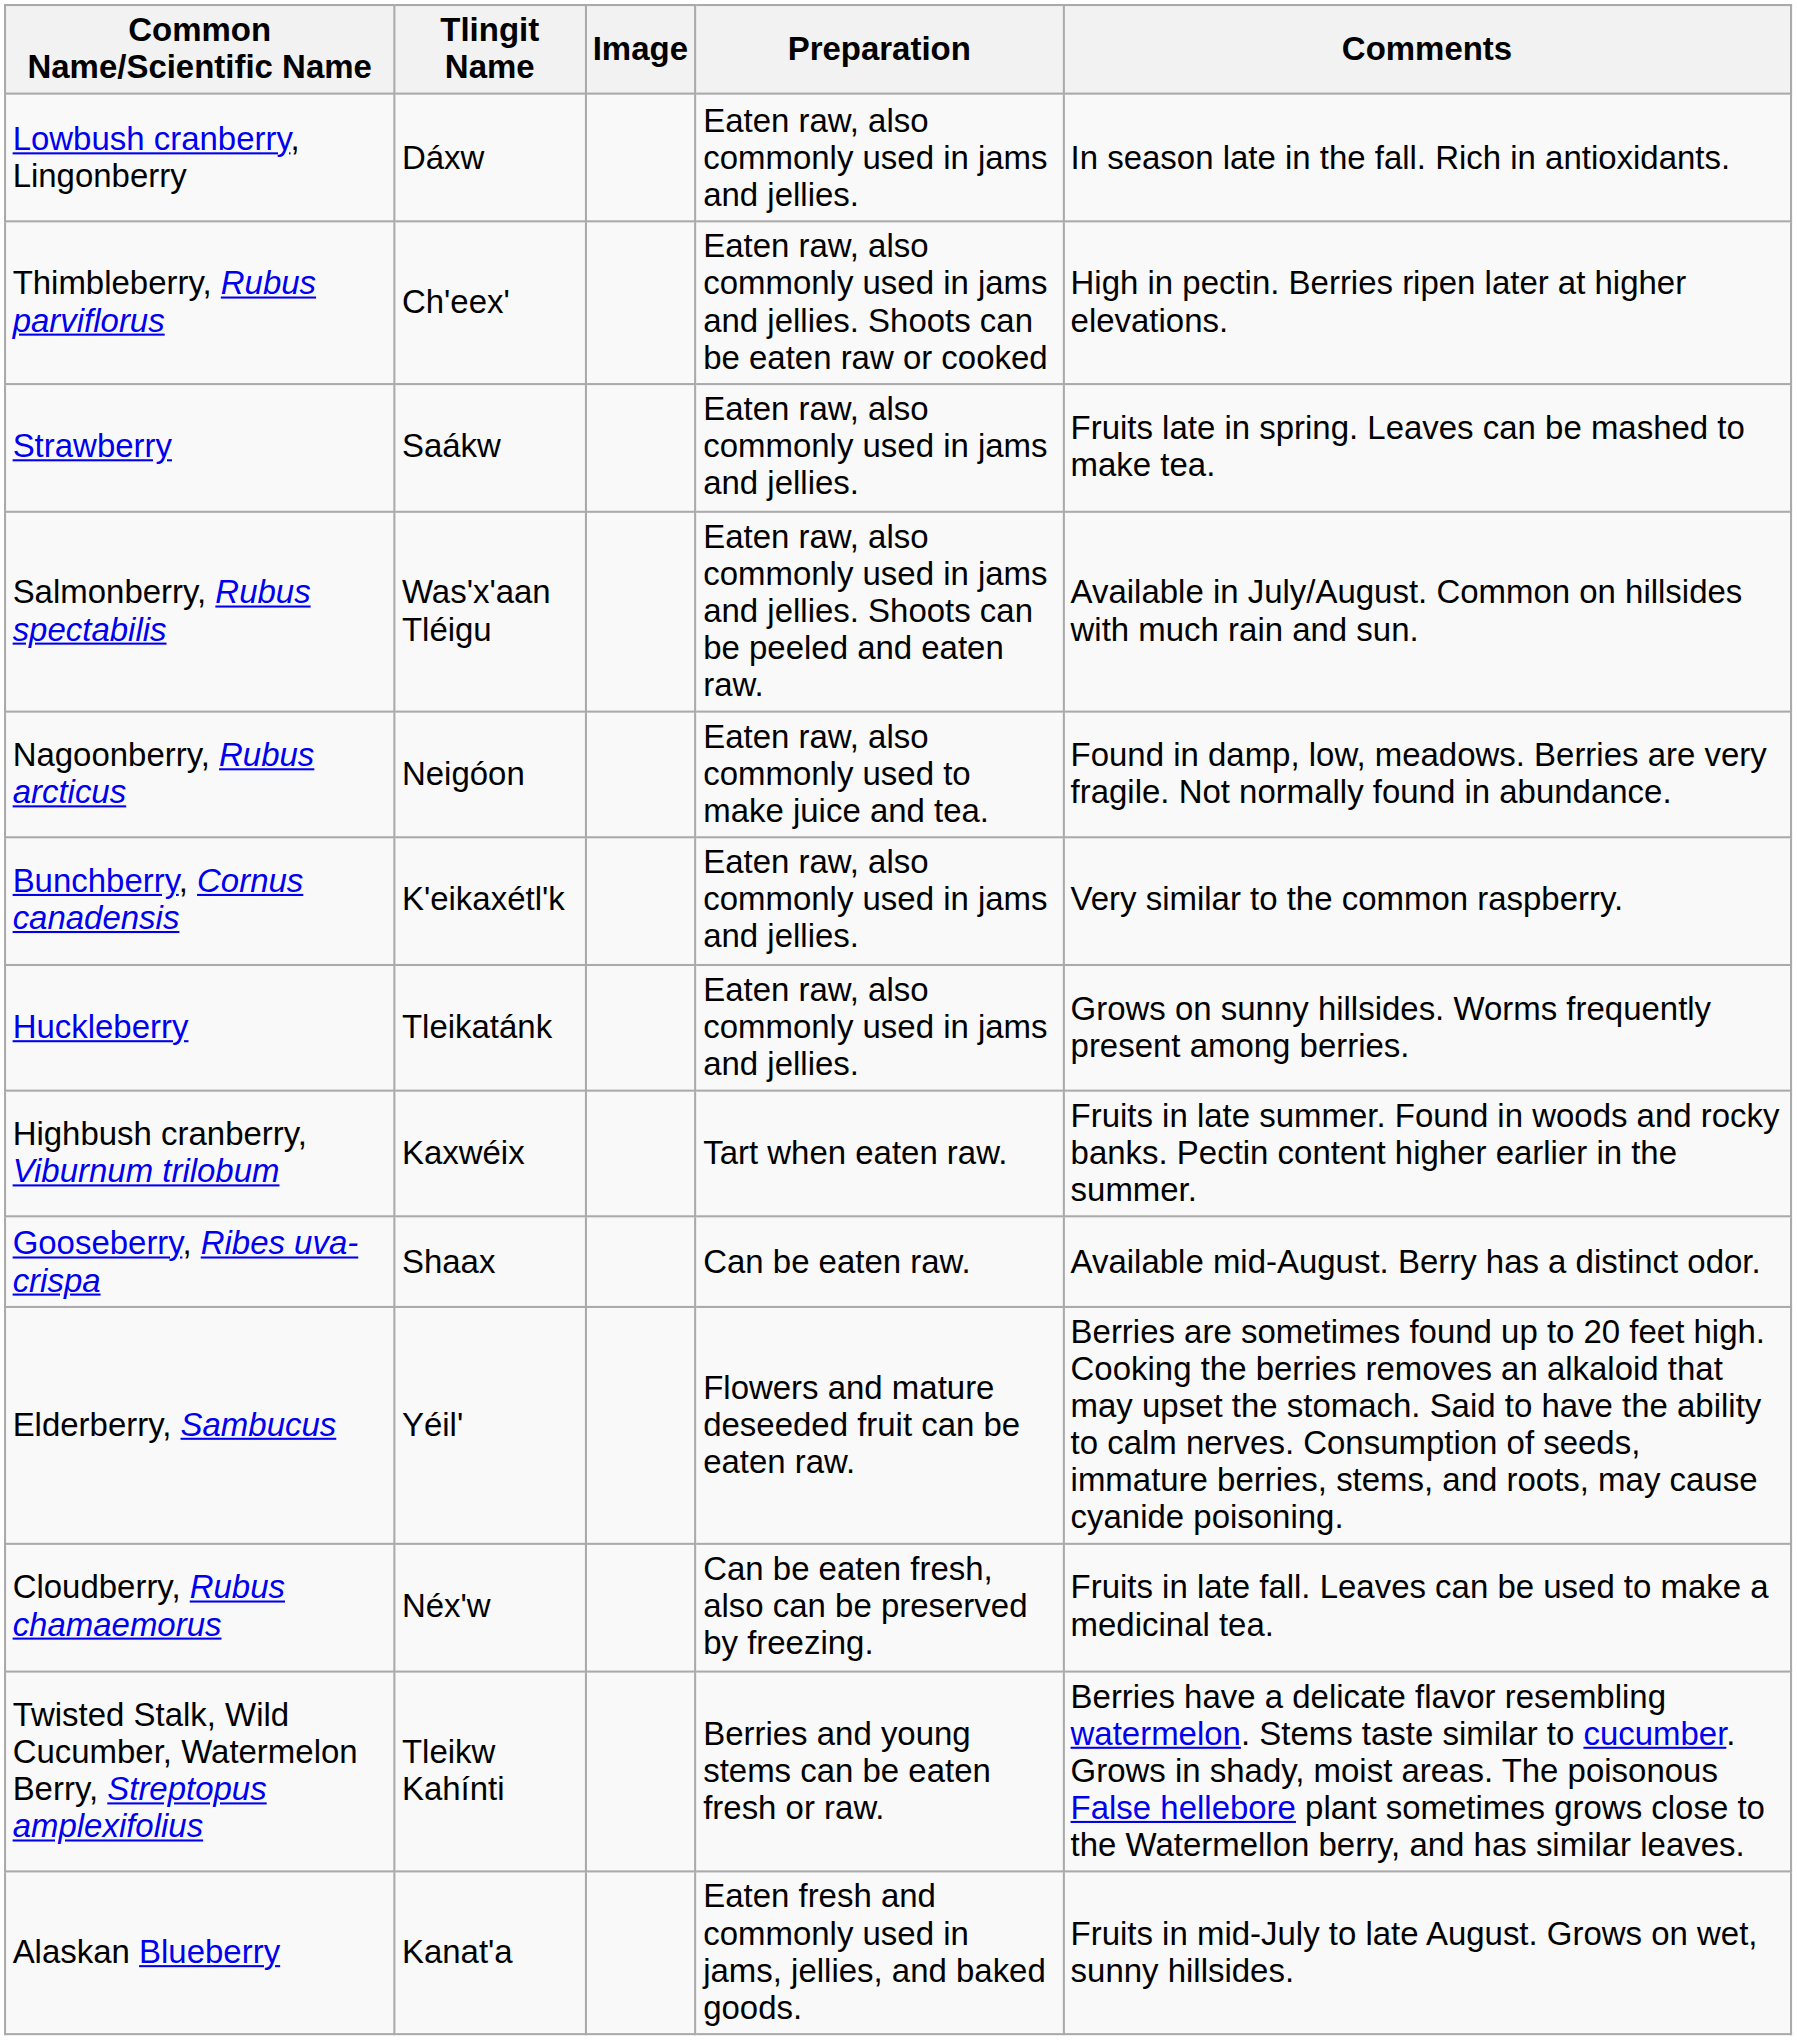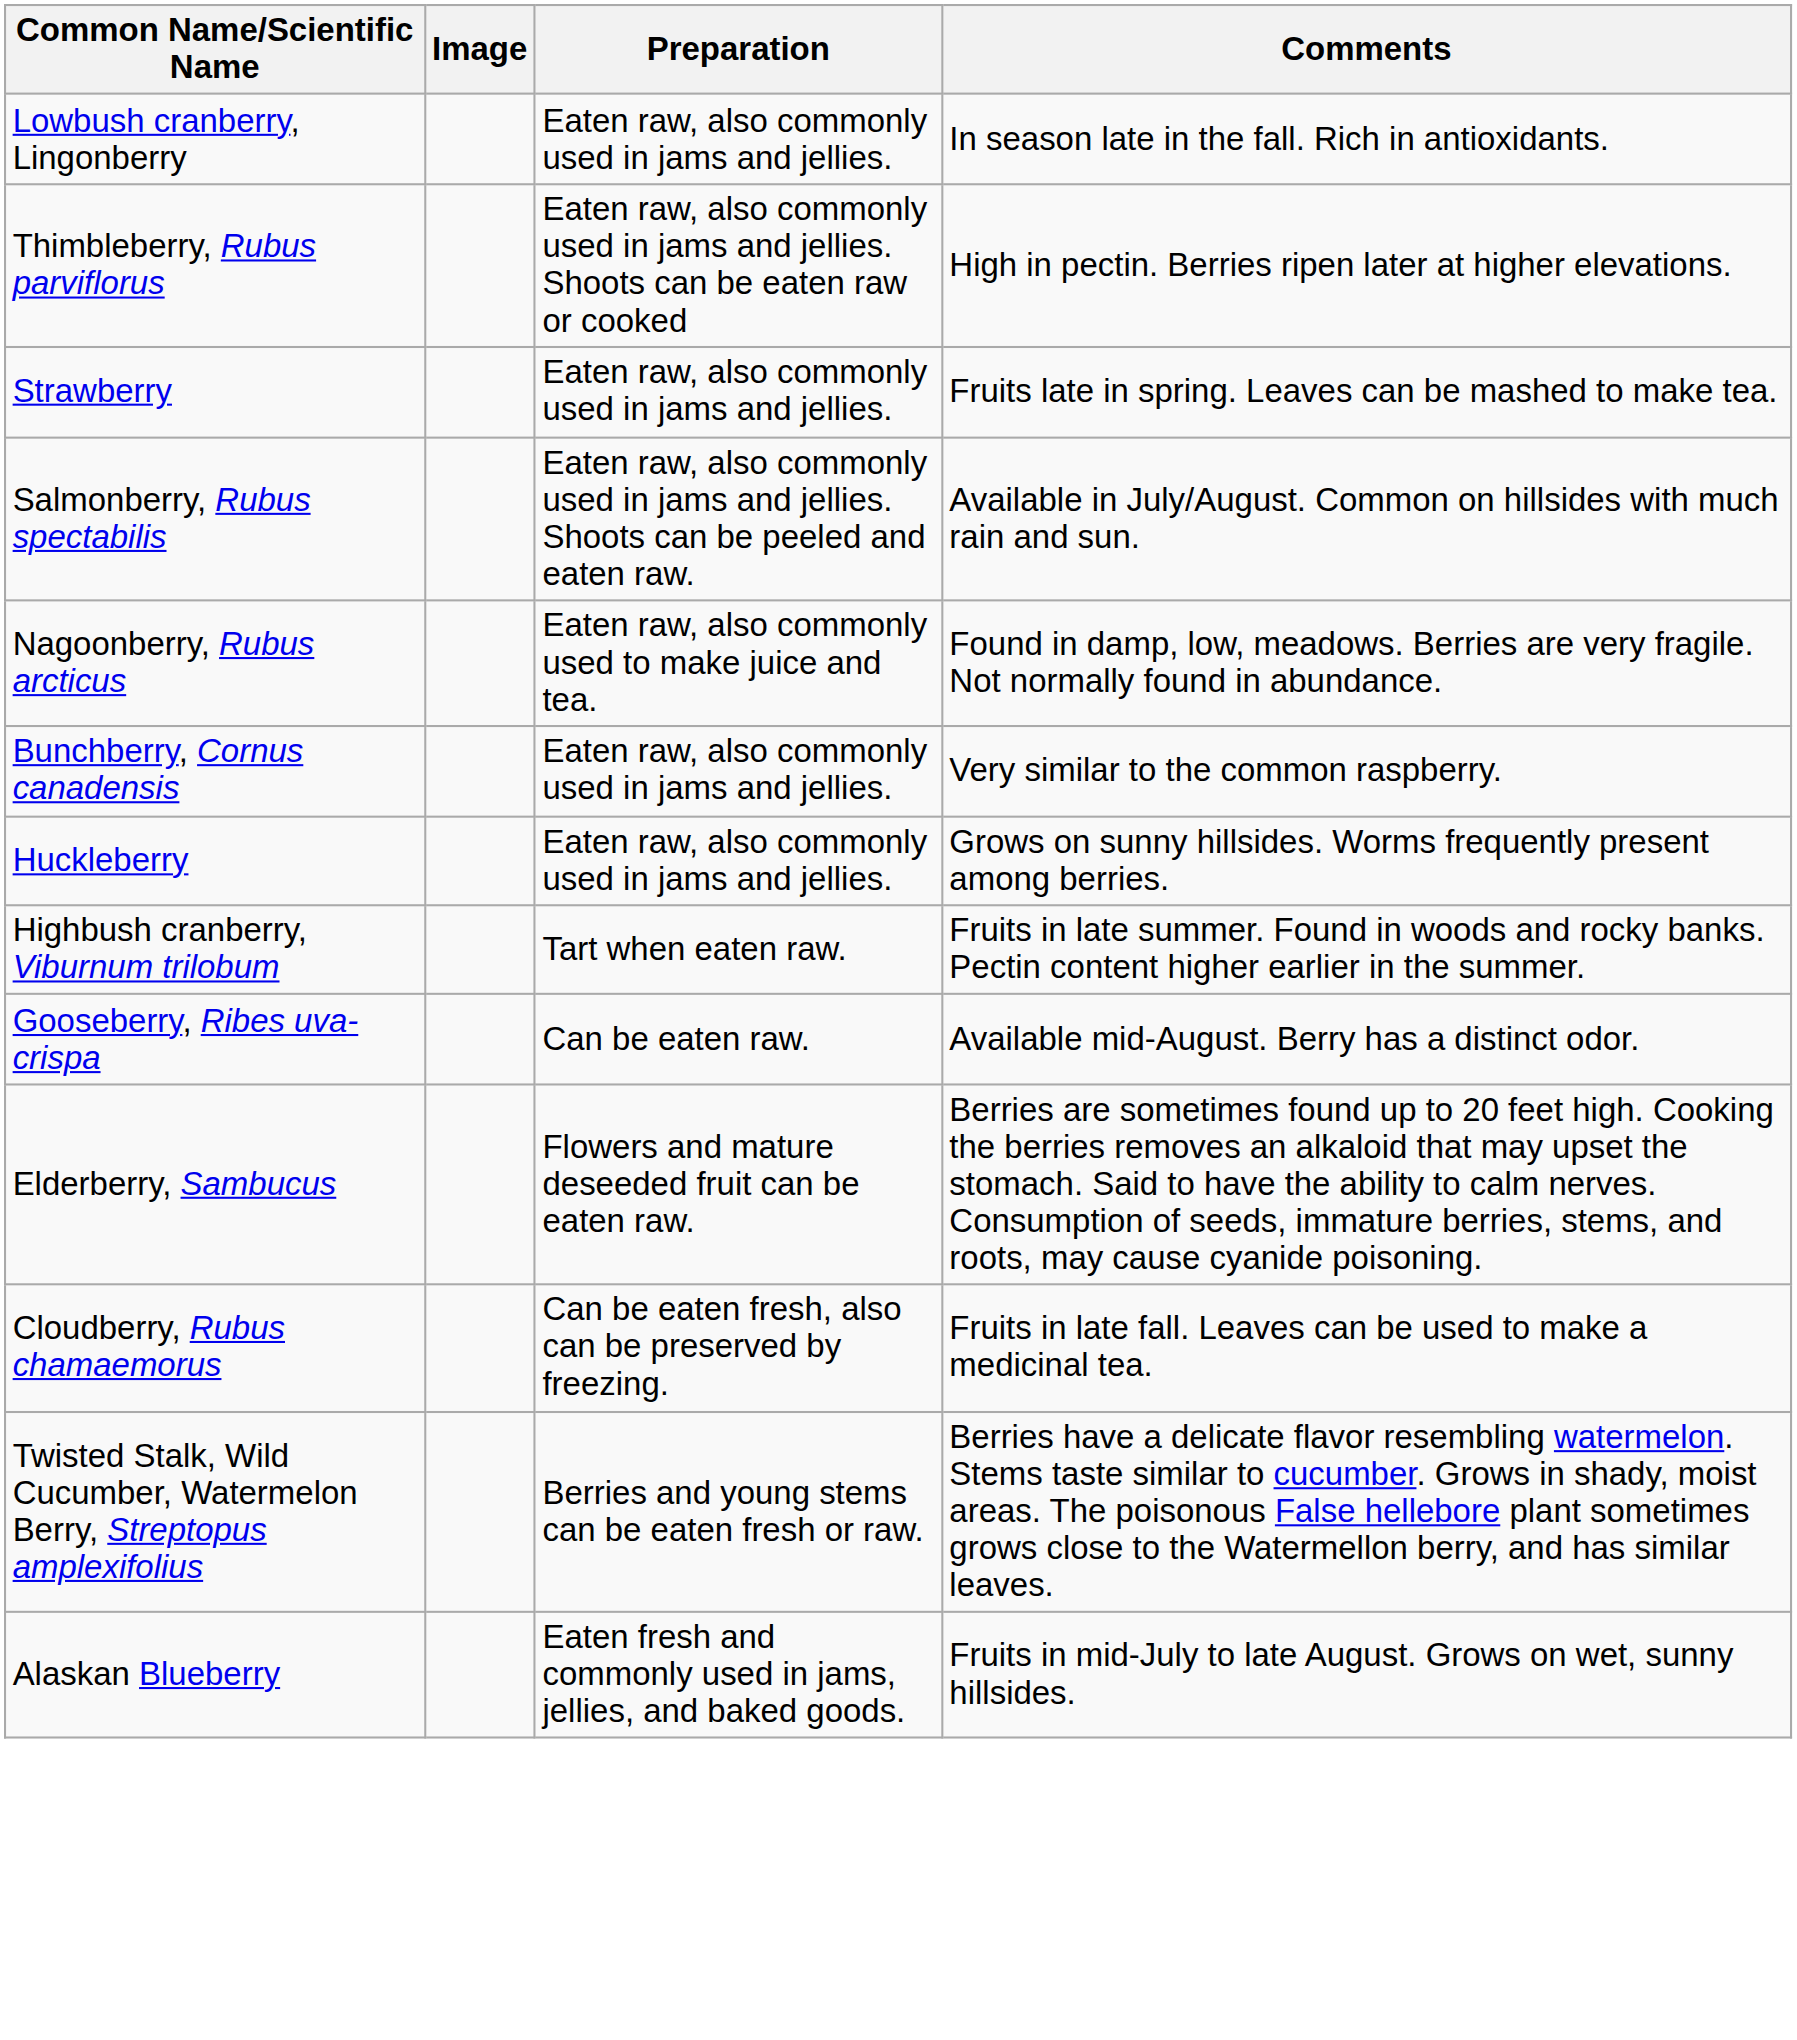- column: (490, 49)
